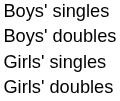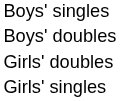rows swapped: (55, 61) <-> (58, 86)
